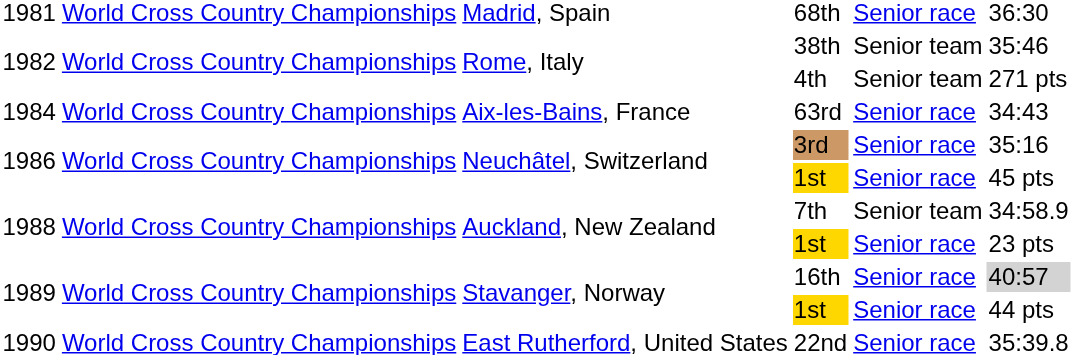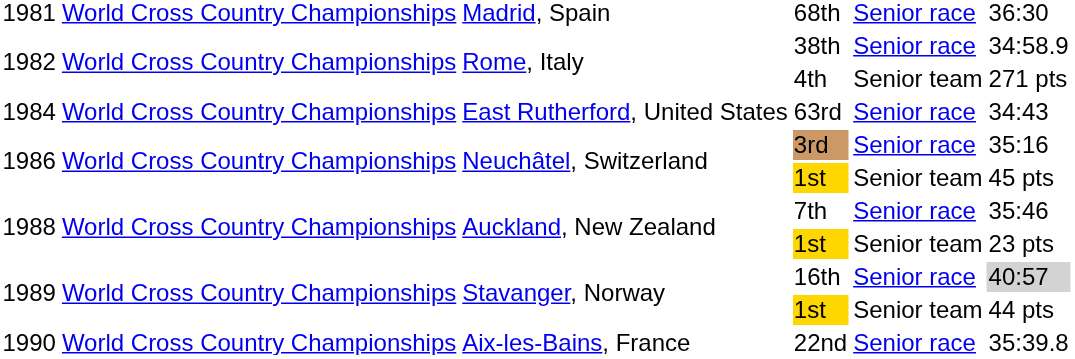(918, 45) Senior team -> (915, 45) Senior race
(1019, 45) 35:46 -> (1029, 45) 34:58.9
(576, 111) Aix-les-Bains, France -> (625, 111) East Rutherford, United States
(915, 177) Senior race -> (918, 177) Senior team
(918, 210) Senior team -> (915, 210) Senior race
(1029, 210) 34:58.9 -> (1019, 210) 35:46
(915, 243) Senior race -> (918, 243) Senior team
(915, 309) Senior race -> (918, 309) Senior team
(625, 342) East Rutherford, United States -> (576, 342) Aix-les-Bains, France
